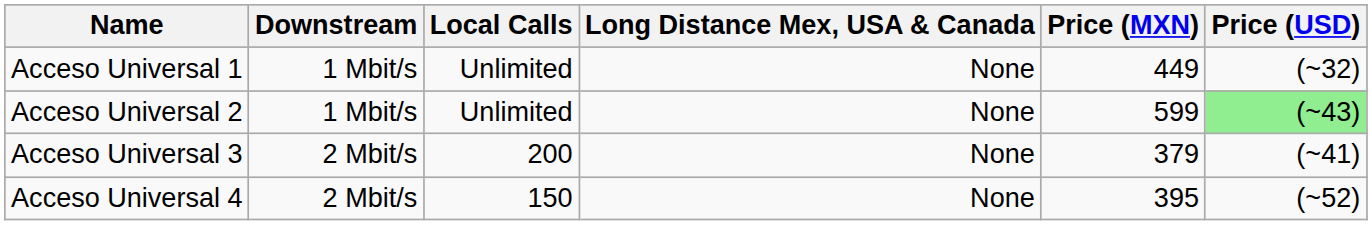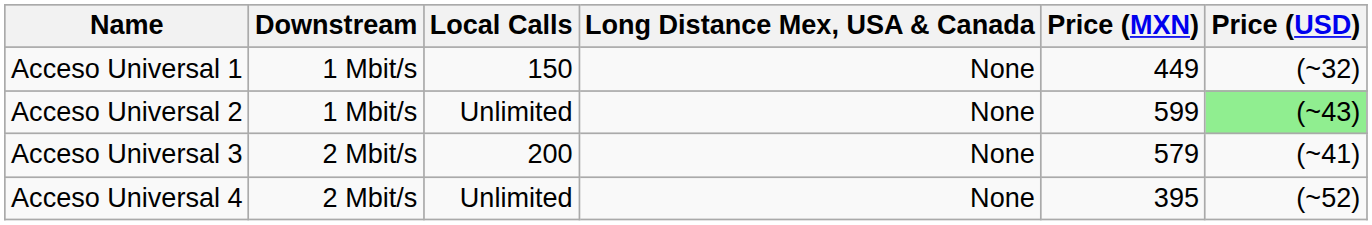(516, 68) Unlimited -> (550, 68) 150
(1176, 154) 379 -> (1176, 154) 579
(550, 197) 150 -> (516, 197) Unlimited
